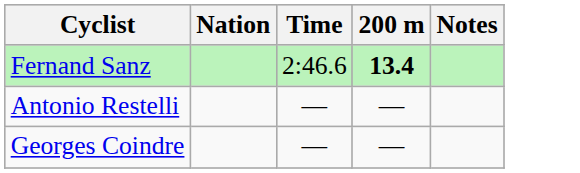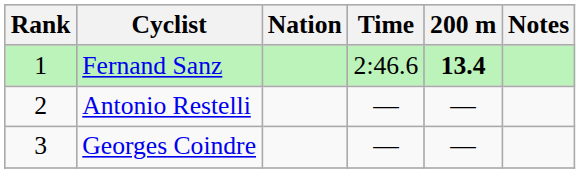+ column: (41, 24)
